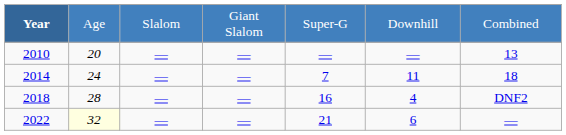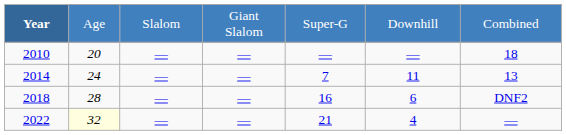(511, 53) 13 -> (511, 53) 18
(511, 75) 18 -> (511, 75) 13
(413, 97) 4 -> (413, 97) 6
(413, 119) 6 -> (413, 119) 4
